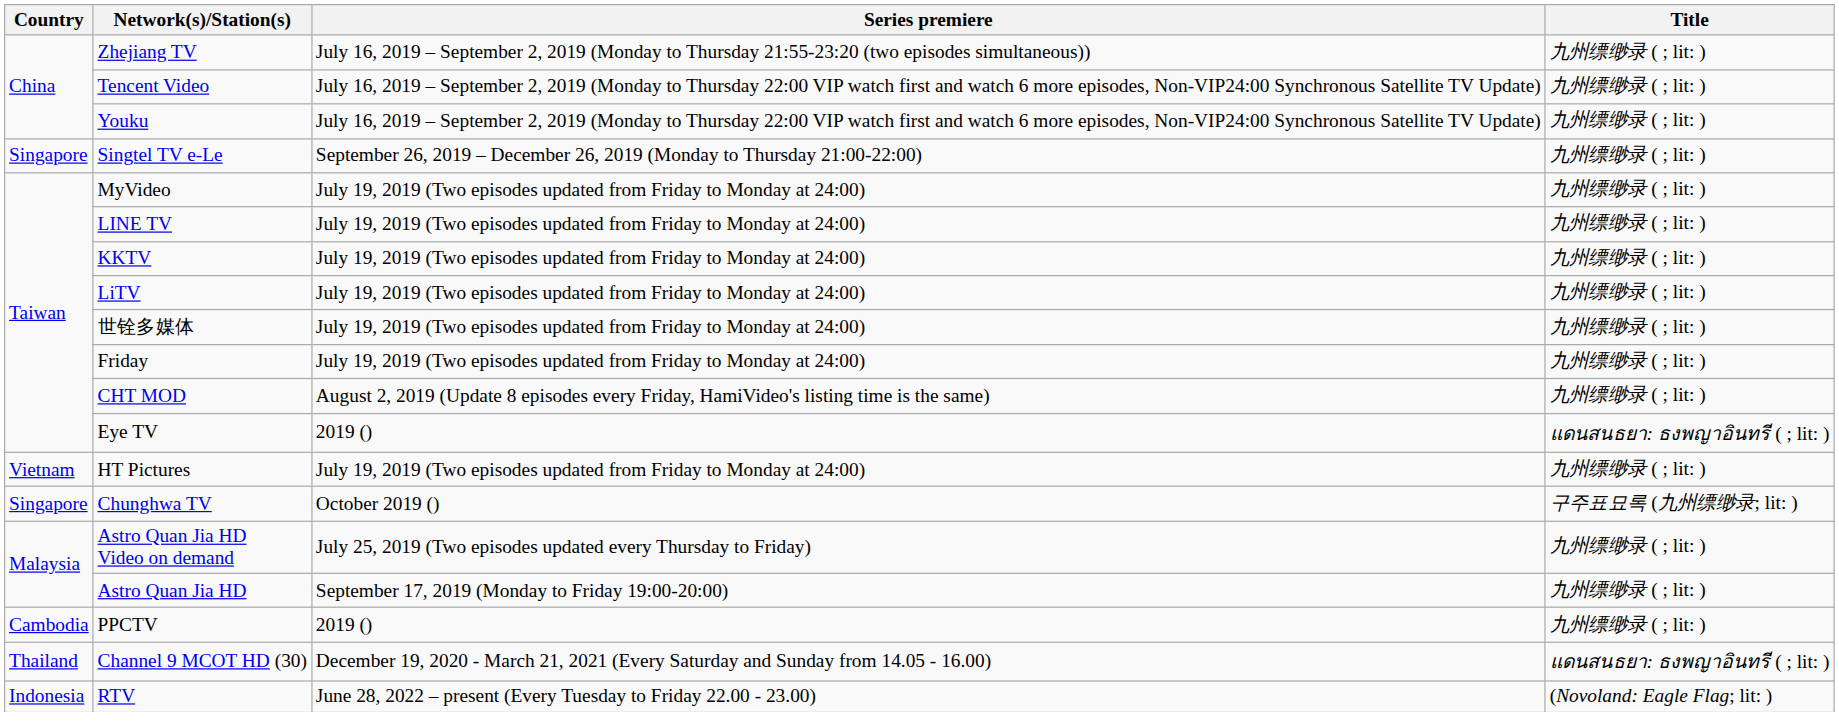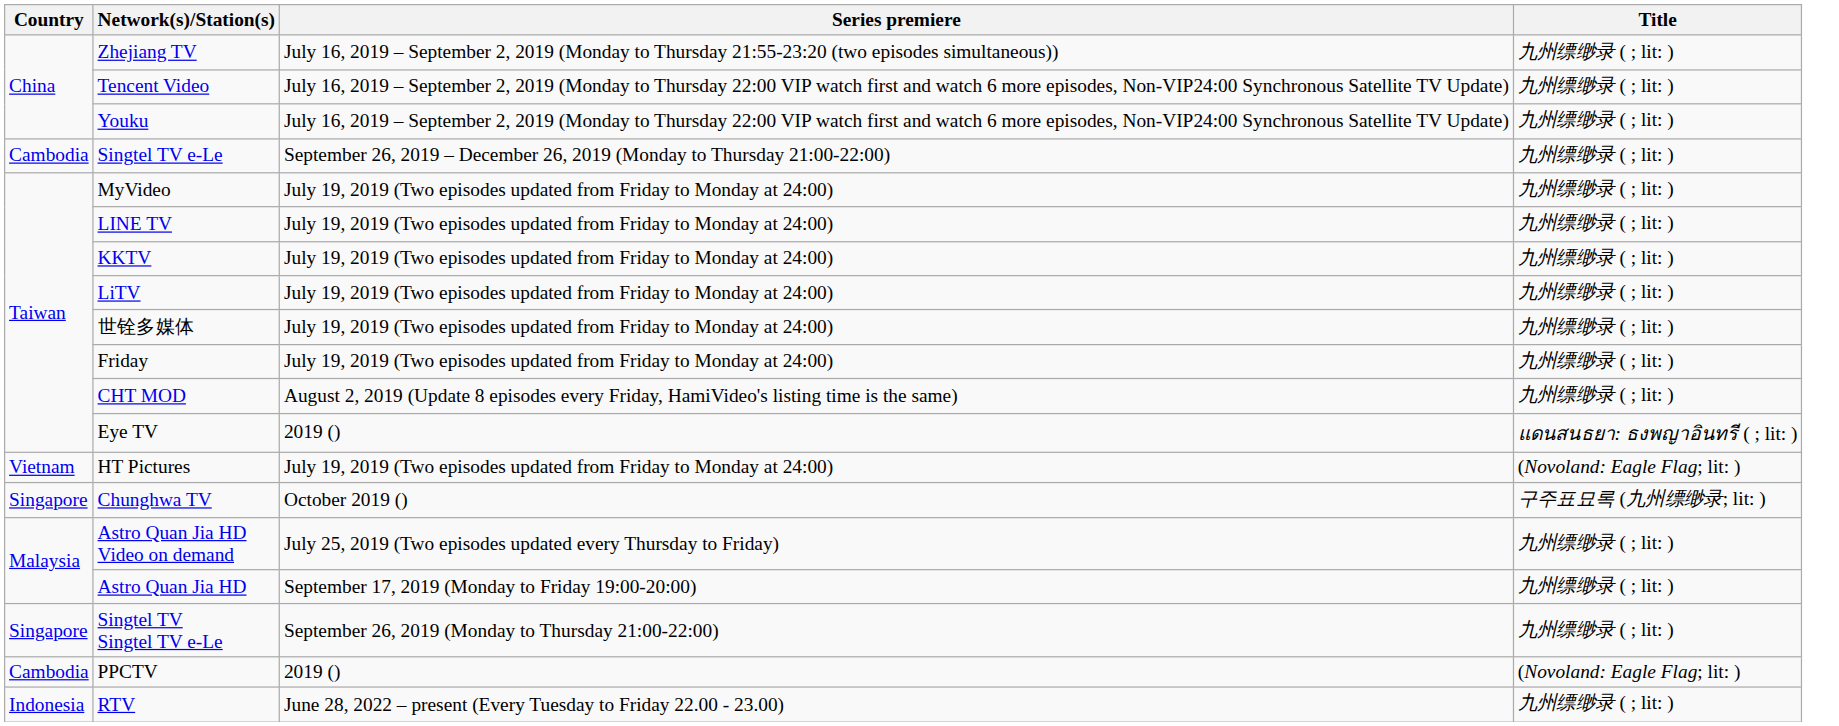(48, 155) Singapore -> (49, 155) Cambodia
(1628, 468) 九州缥缈录 ( ; lit: ) -> (1629, 467) (Novoland: Eagle Flag; lit: )
+ row: (160, 630)
(1628, 624) 九州缥缈录 ( ; lit: ) -> (1629, 671) (Novoland: Eagle Flag; lit: )
- row: (202, 661)
(1661, 696) (Novoland: Eagle Flag; lit: ) -> (1596, 703) 九州缥缈录 ( ; lit: )
